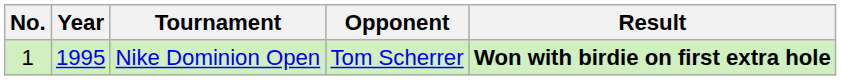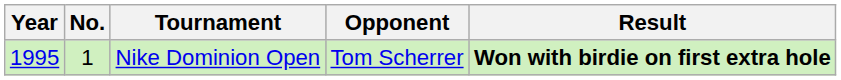columns swapped: (28, 22) <-> (81, 22)
